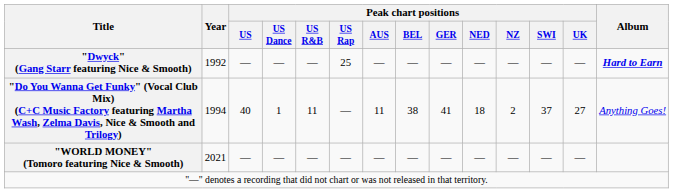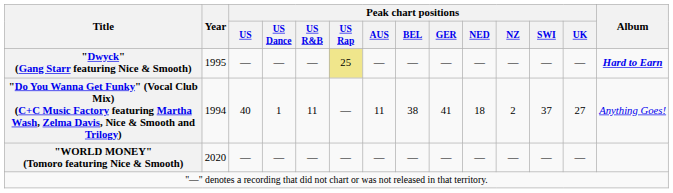(215, 63) 1992 -> (215, 63) 1995
(346, 63) no background -> (346, 63) khaki background
(215, 157) 2021 -> (215, 157) 2020
